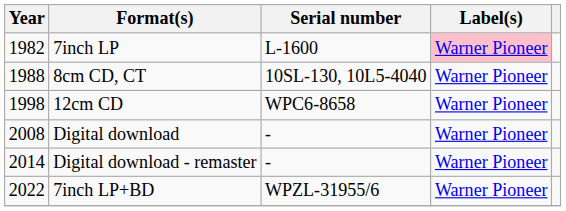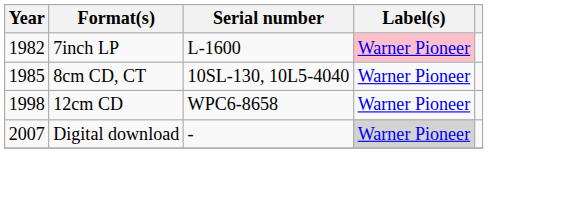(27, 76) 1988 -> (27, 76) 1985
(27, 133) 2008 -> (27, 133) 2007
(491, 133) no background -> (414, 133) lightgrey background
- row: (155, 162)
- row: (104, 190)
